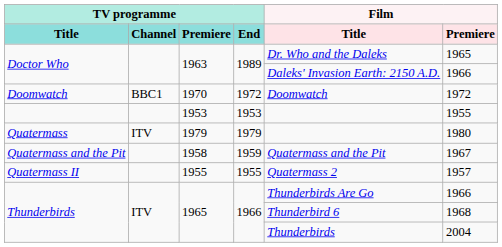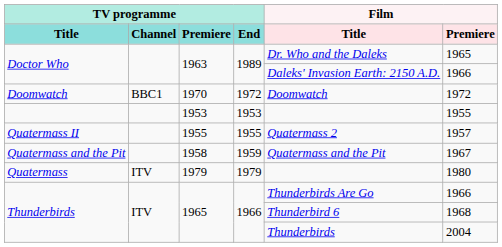rows swapped: (43, 172) <-> (37, 133)
